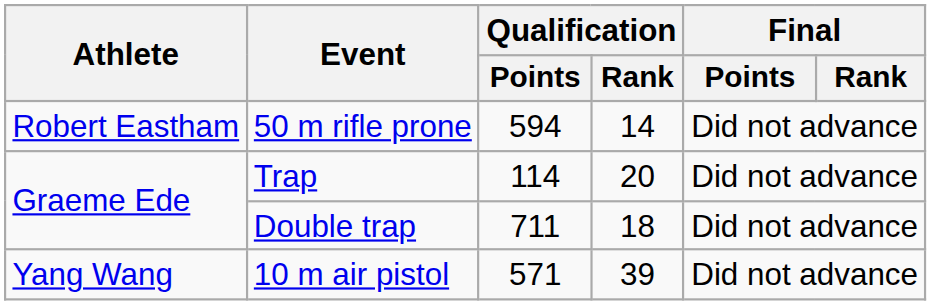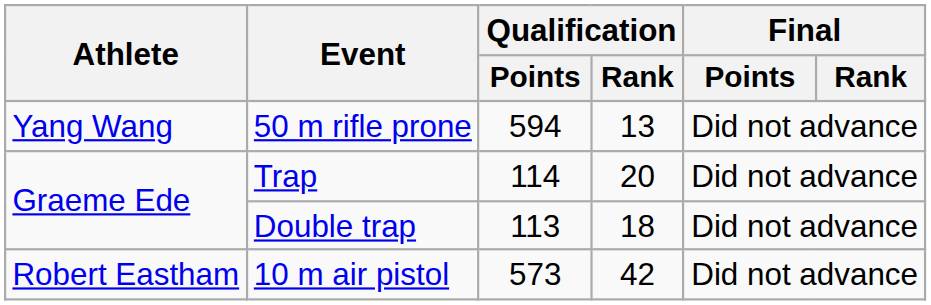(126, 127) Robert Eastham -> (93, 127) Yang Wang
(638, 127) 14 -> (638, 127) 13
(535, 226) 711 -> (535, 226) 113
(93, 275) Yang Wang -> (126, 275) Robert Eastham
(535, 275) 571 -> (535, 275) 573
(638, 275) 39 -> (638, 275) 42
